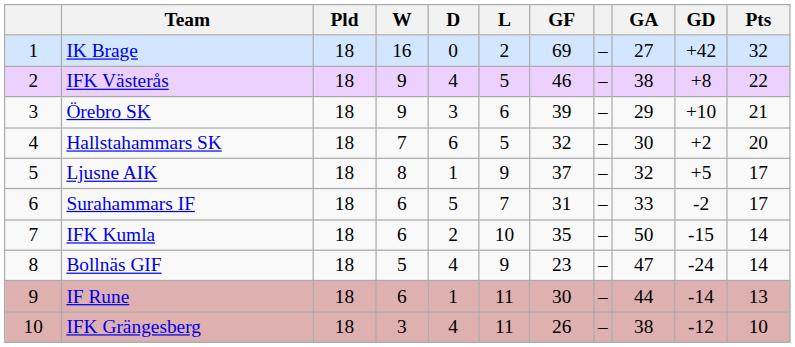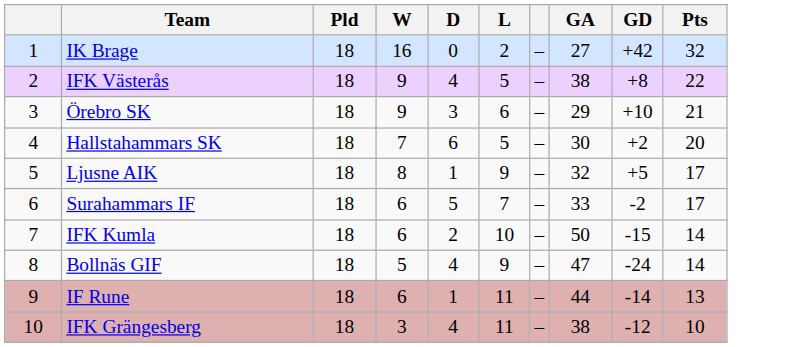- column: (562, 19)
